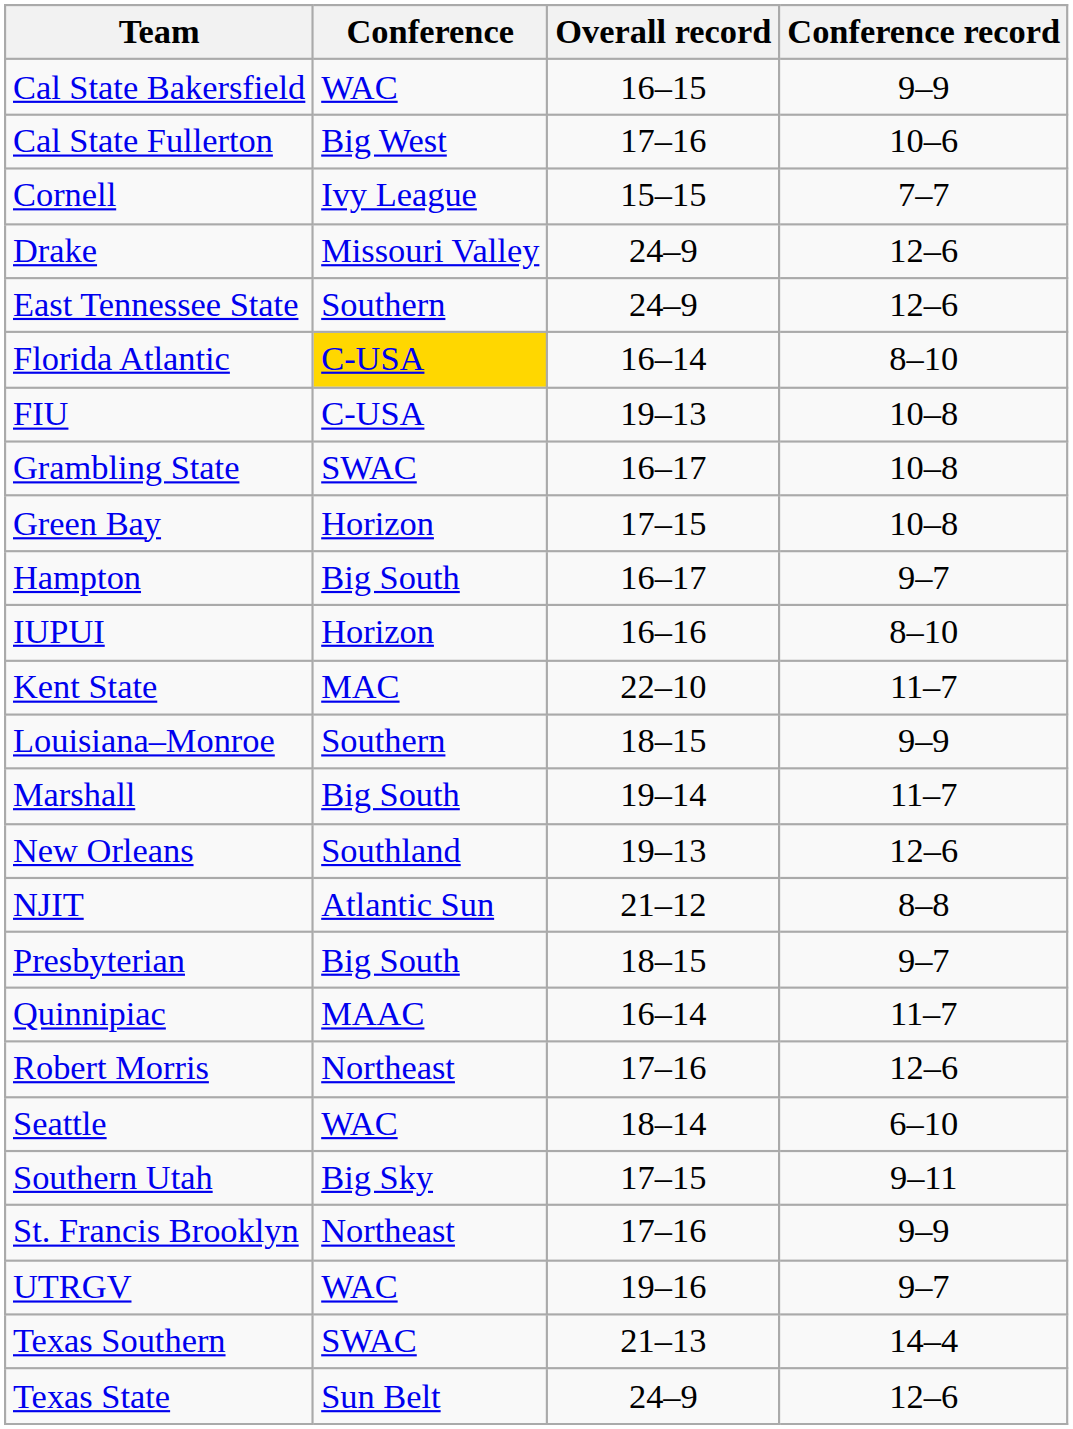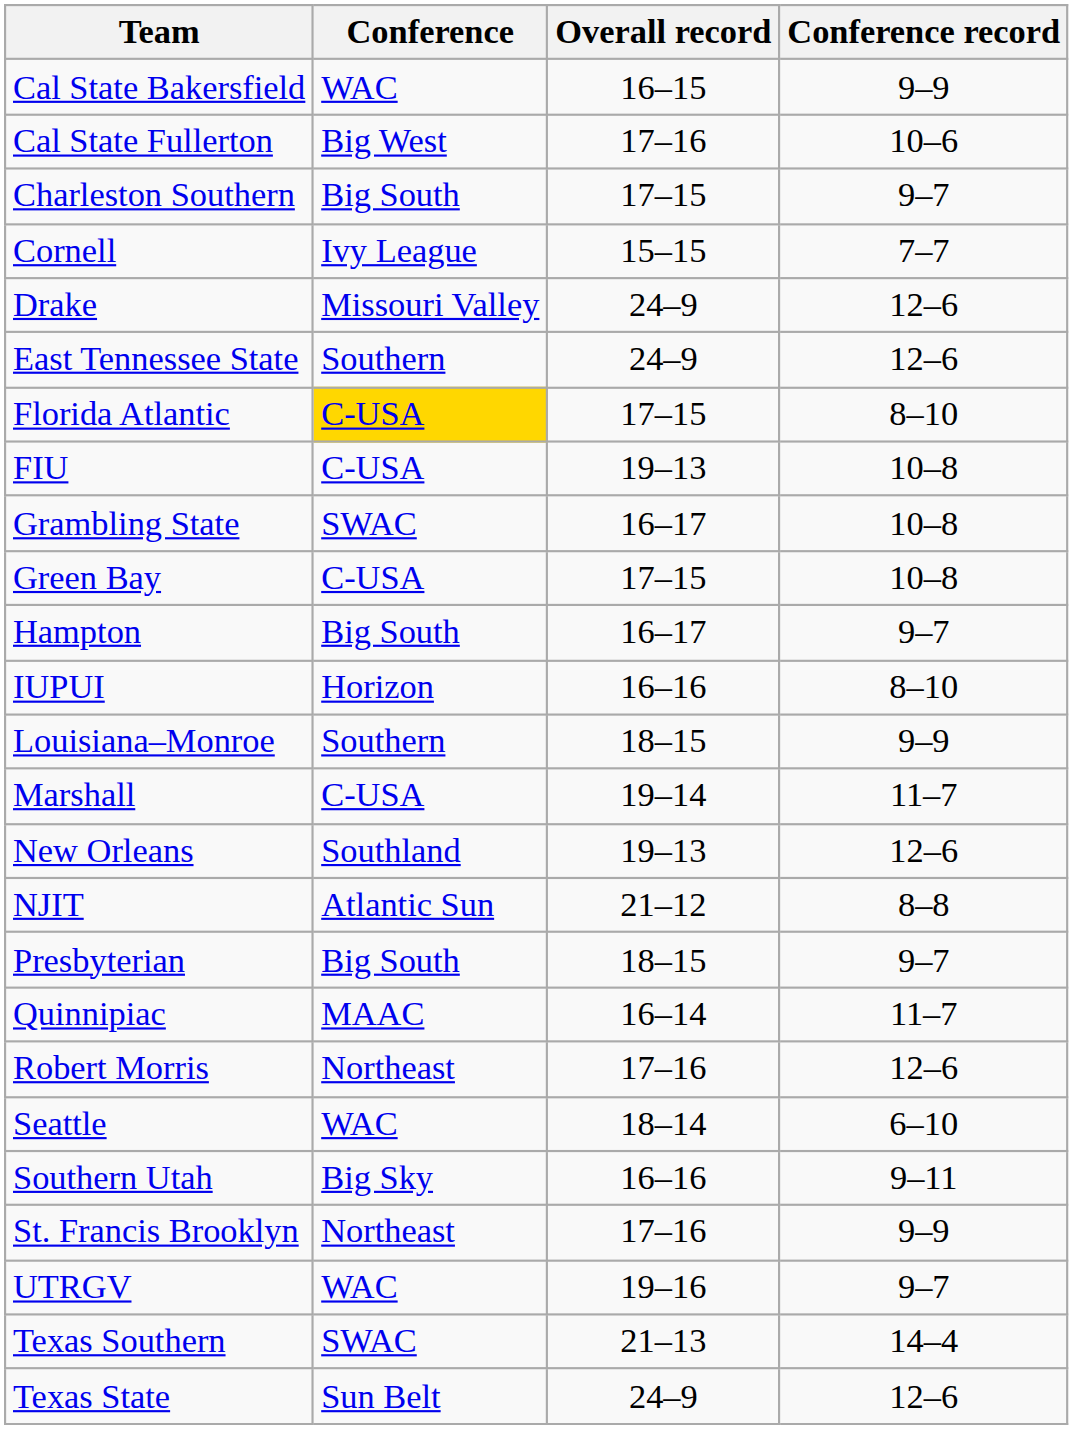+ row: (154, 195)
(663, 359) 16–14 -> (663, 413) 17–15
(378, 522) Horizon -> (373, 577) C-USA
- row: (85, 686)
(390, 795) Big South -> (373, 795) C-USA
(663, 1177) 17–15 -> (663, 1177) 16–16
